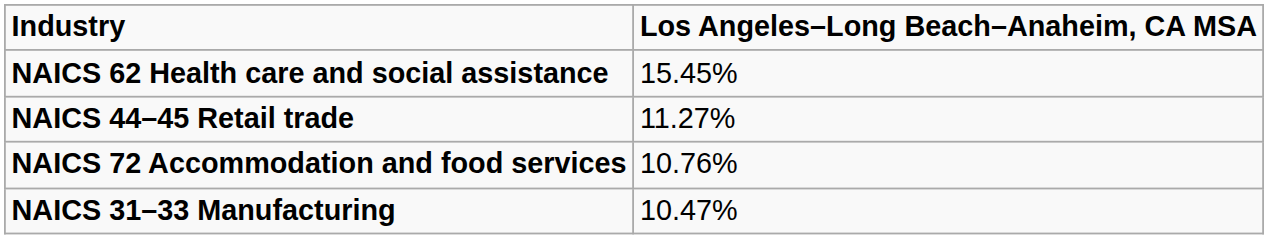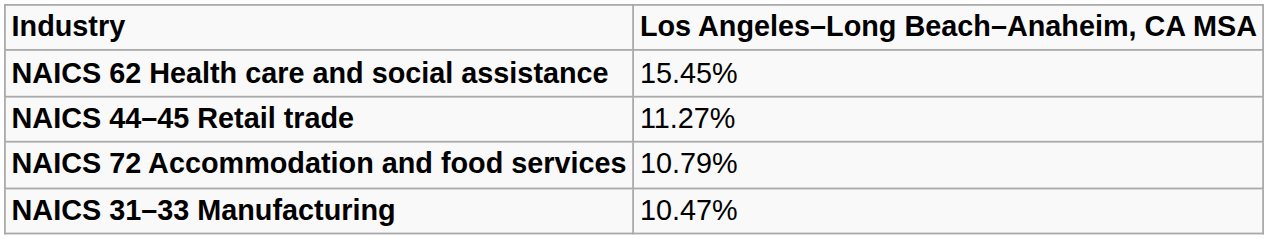(689, 164) 10.76% -> (689, 164) 10.79%
